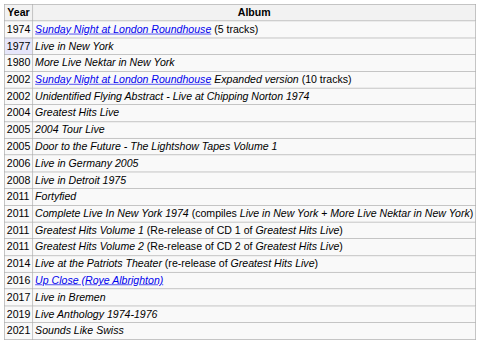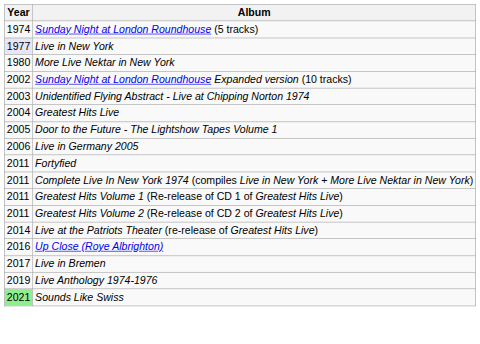(19, 96) 2002 -> (19, 96) 2003
- row: (70, 130)
- row: (81, 180)
(19, 331) no background -> (19, 297) lightgreen background
